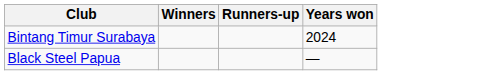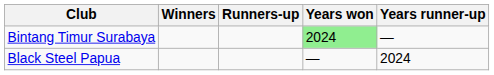+ column: (433, 15)
(321, 37) no background -> (321, 37) lightgreen background
